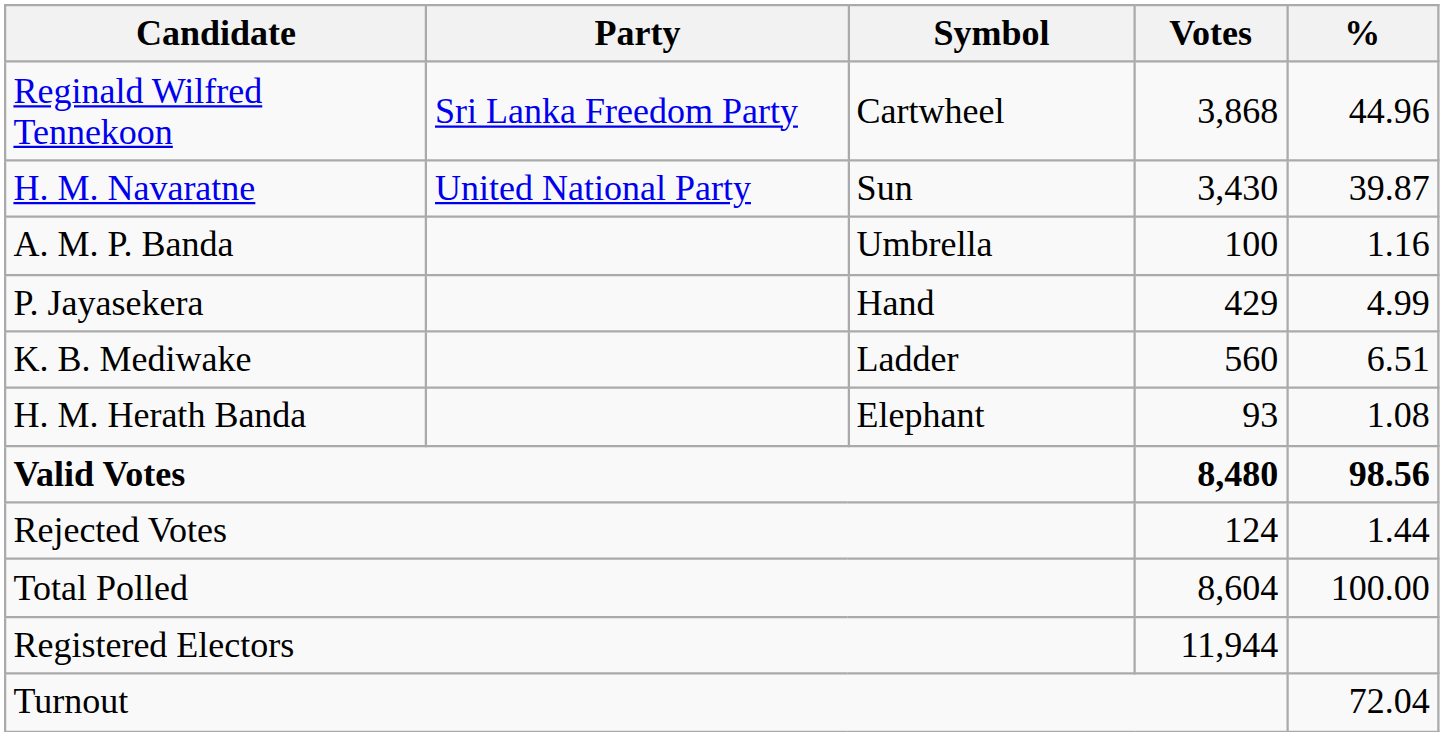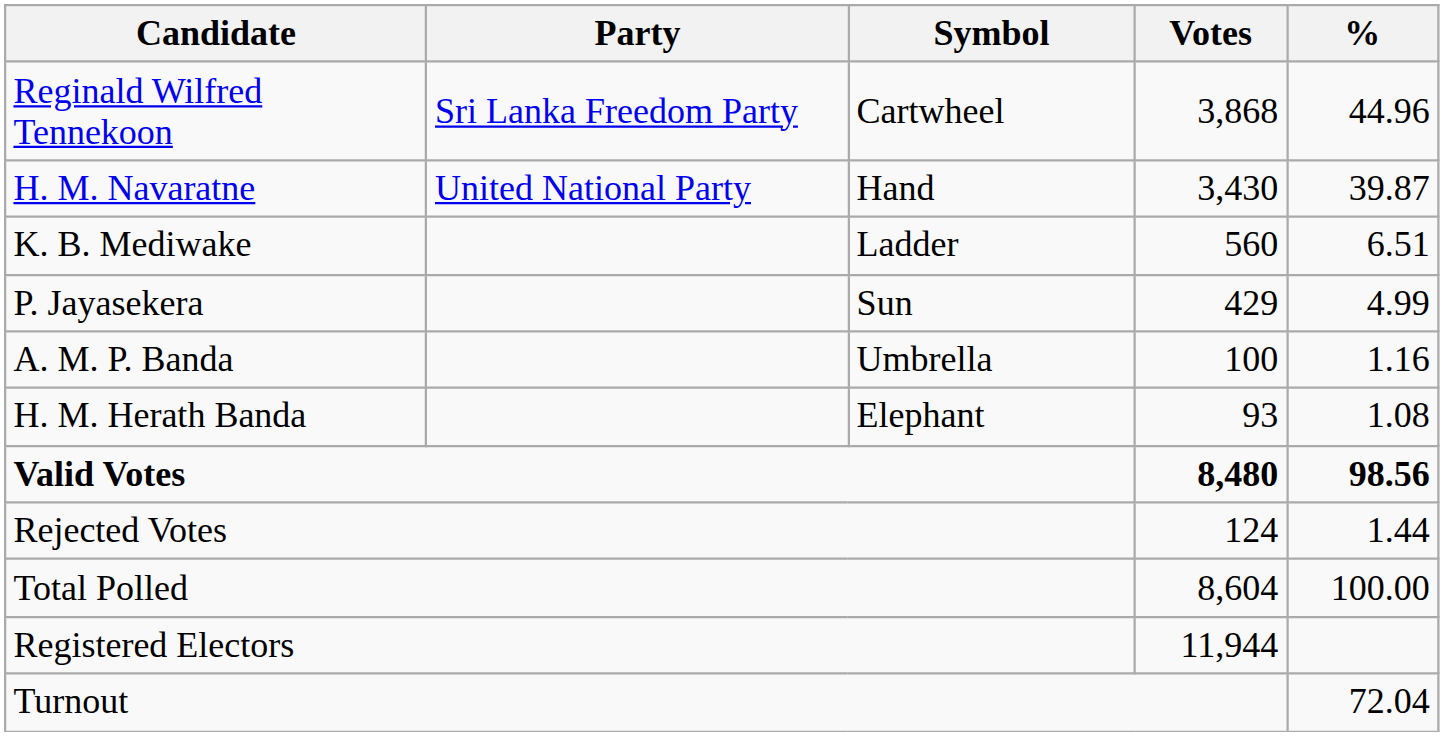(885, 187) Sun -> (896, 187) Hand
rows swapped: (132, 359) <-> (123, 244)
(896, 301) Hand -> (885, 301) Sun
